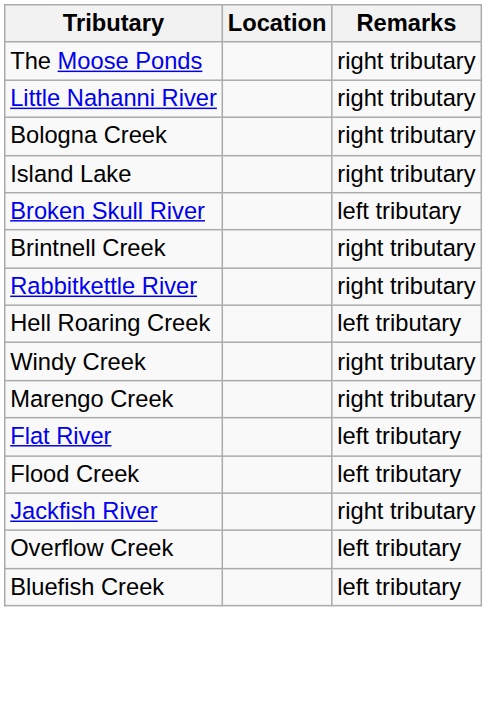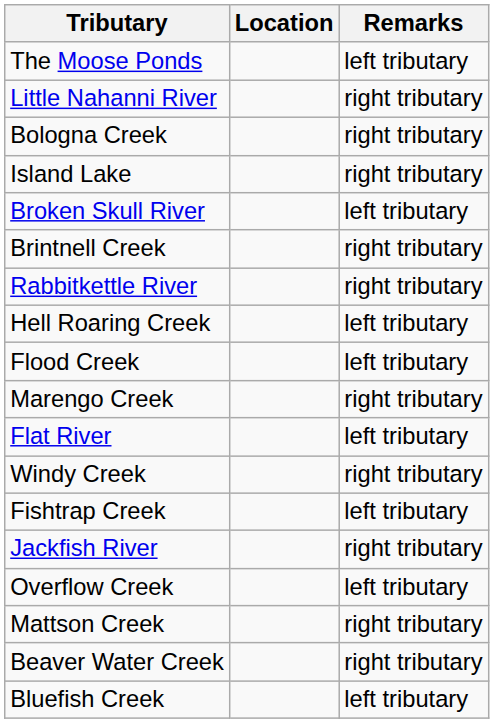(406, 60) right tributary -> (406, 60) left tributary
rows swapped: (75, 473) <-> (78, 361)
+ row: (88, 511)
+ row: (87, 624)
+ row: (117, 661)
